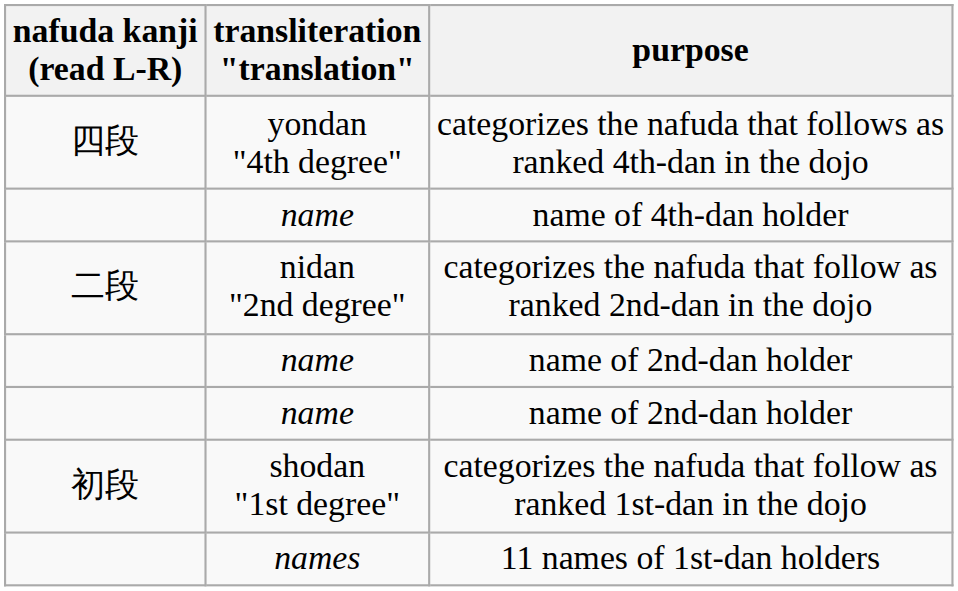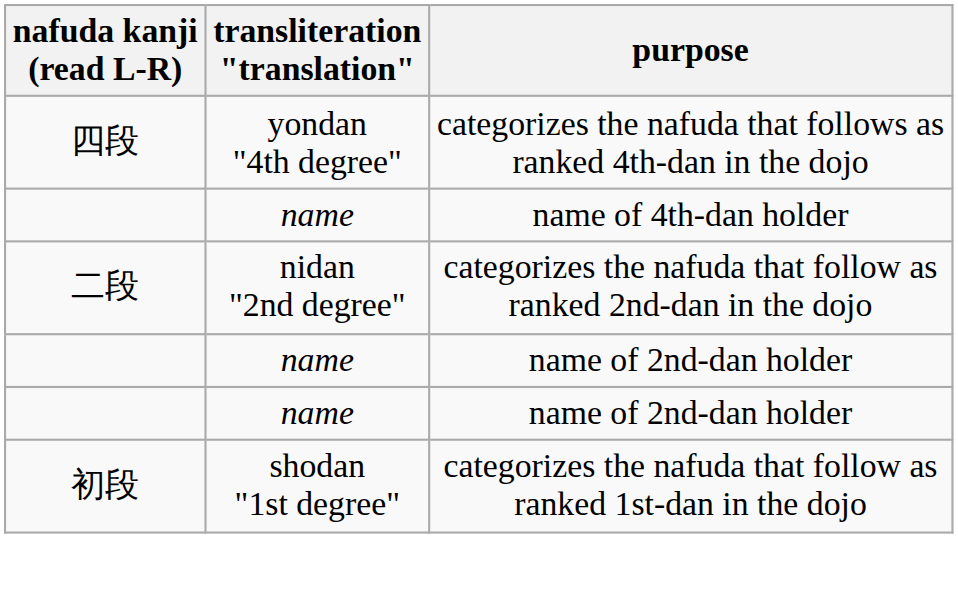- row: (317, 557)
